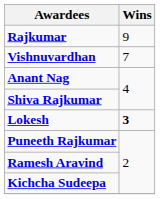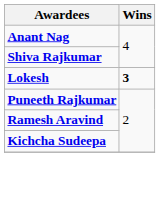- row: (37, 36)
- row: (52, 57)
